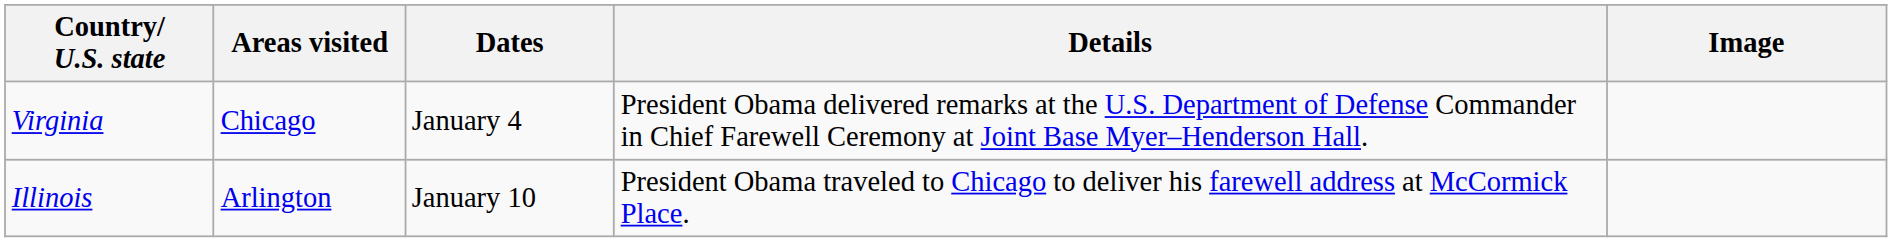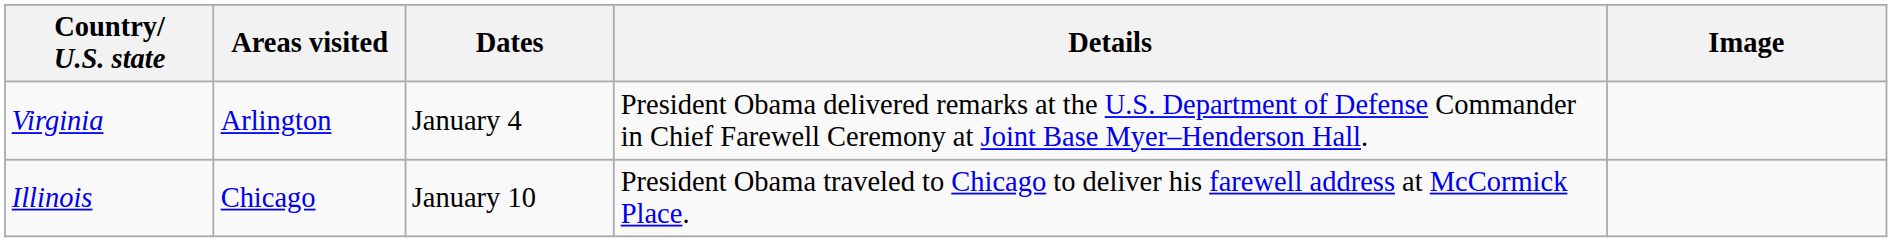(268, 120) Chicago -> (276, 120) Arlington
(276, 197) Arlington -> (268, 197) Chicago
